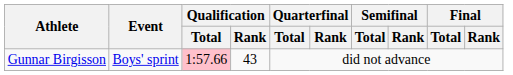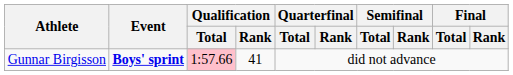(146, 59) normal -> (148, 59) bold
(250, 59) 43 -> (255, 59) 41
